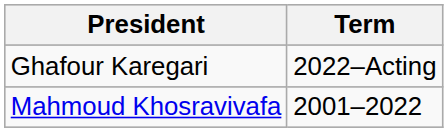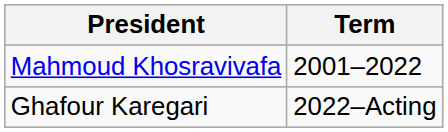rows swapped: (146, 106) <-> (110, 65)
